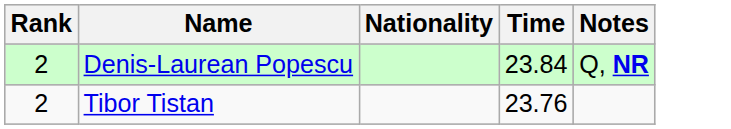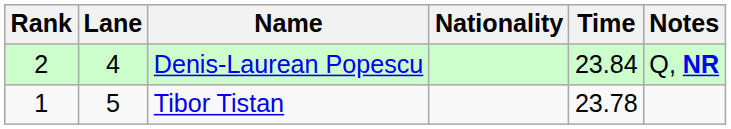+ column: (113, 24)
(41, 104) 2 -> (41, 104) 1
(536, 104) 23.76 -> (606, 104) 23.78
